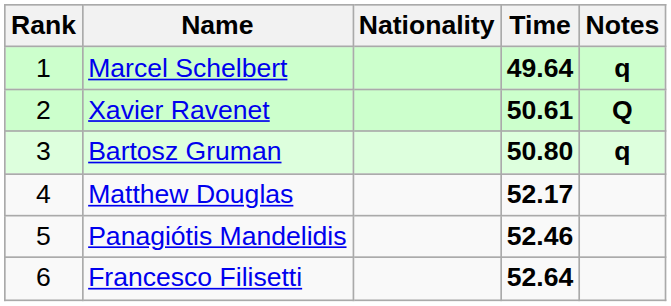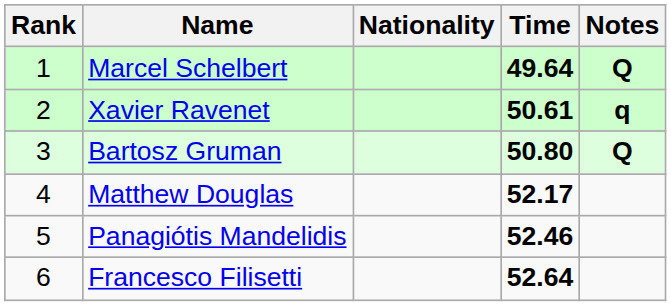(622, 67) q -> (622, 67) Q
(622, 109) Q -> (622, 109) q
(622, 151) q -> (622, 151) Q
